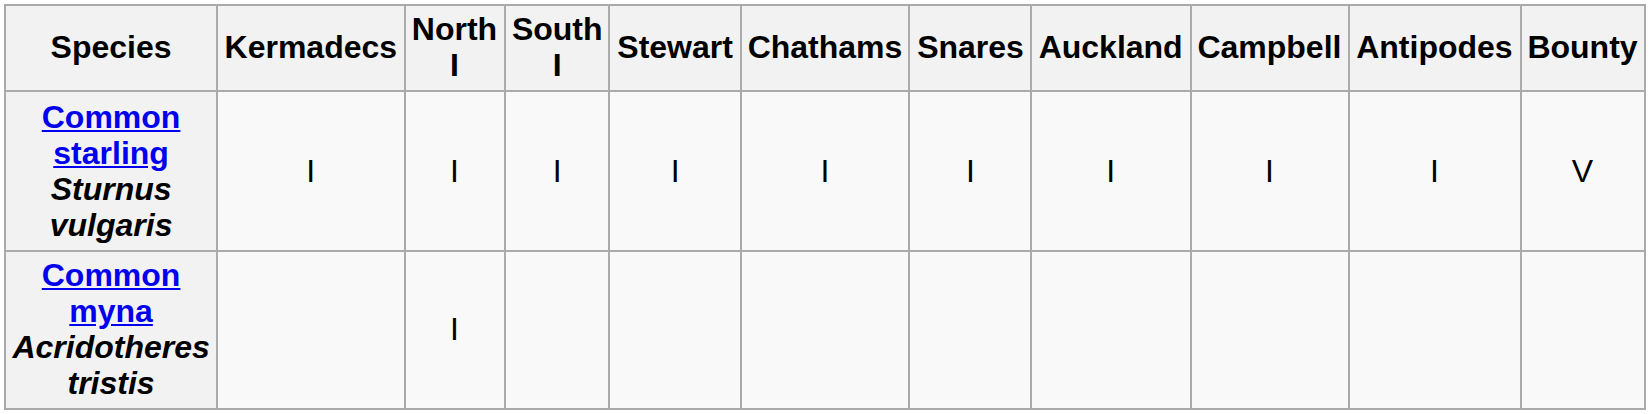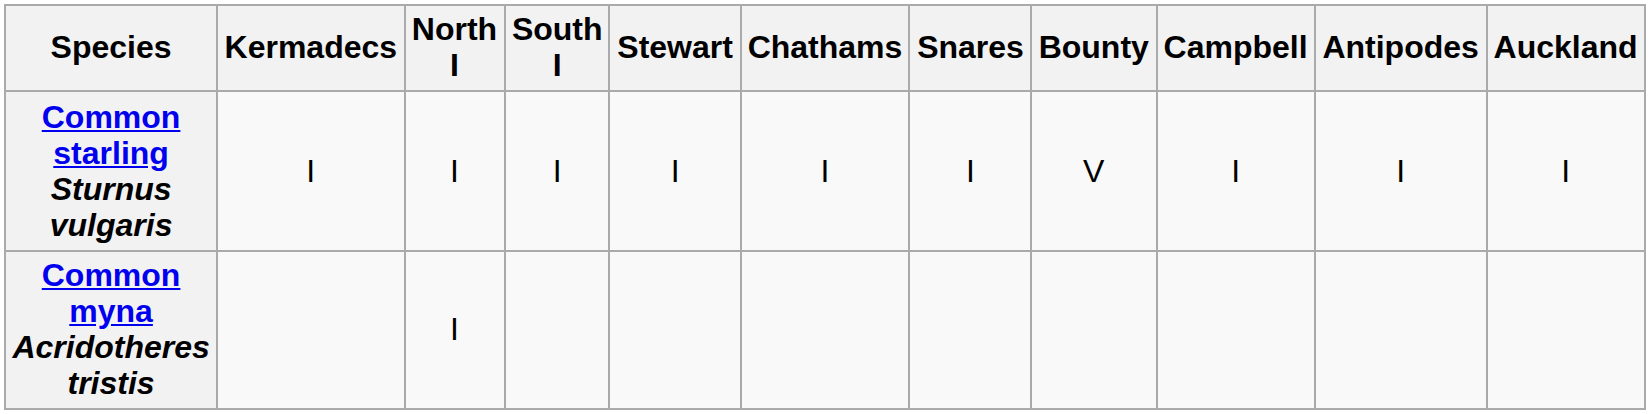columns swapped: (1111, 47) <-> (1582, 47)
